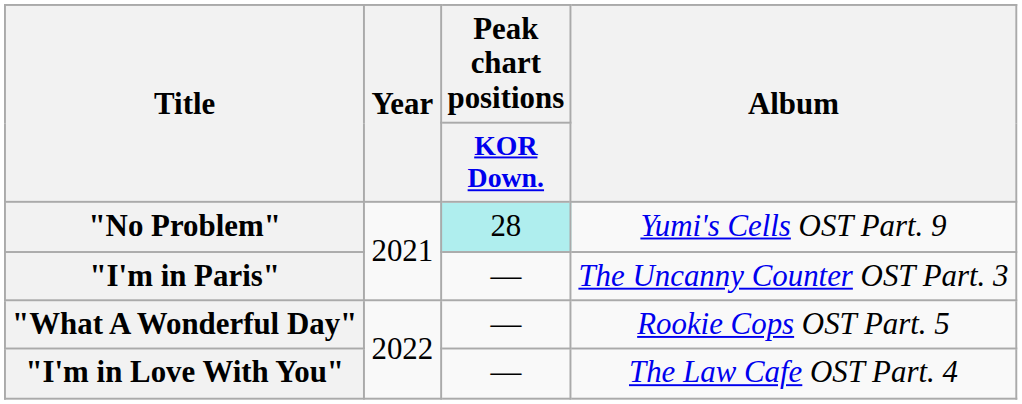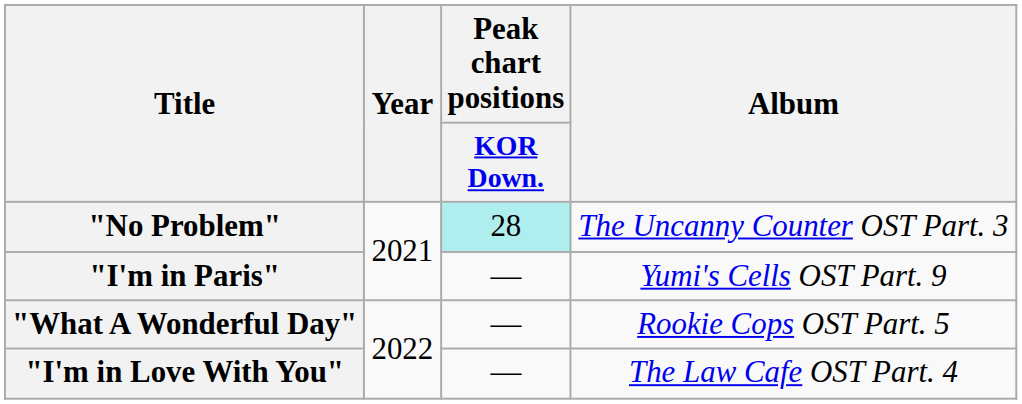(793, 226) Yumi's Cells OST Part. 9 -> (793, 226) The Uncanny Counter OST Part. 3
(793, 275) The Uncanny Counter OST Part. 3 -> (793, 275) Yumi's Cells OST Part. 9
